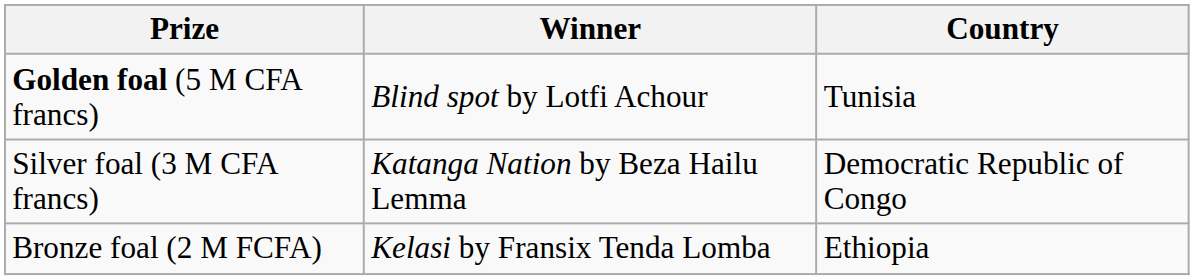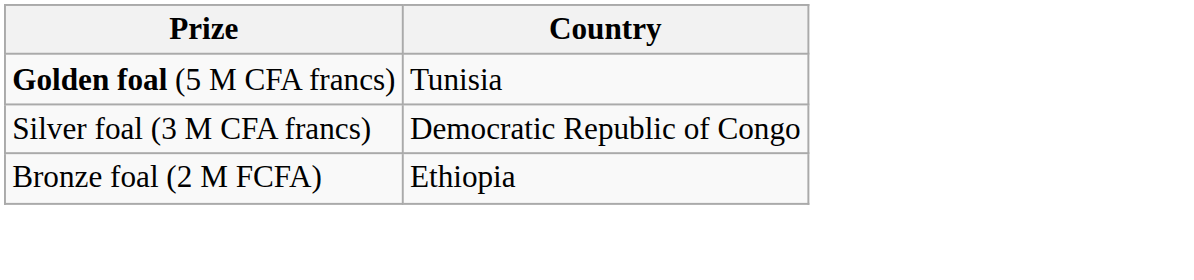- column: (590, 29)
